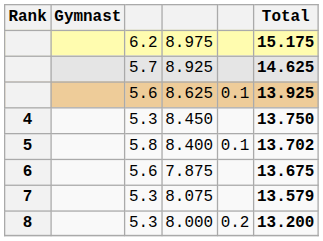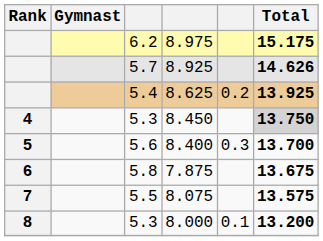(286, 69) 14.625 -> (286, 69) 14.626
(143, 95) 5.6 -> (143, 95) 5.4
(235, 95) 0.1 -> (235, 95) 0.2
(286, 121) no background -> (286, 121) lightgrey background
(143, 146) 5.8 -> (143, 146) 5.6
(235, 146) 0.1 -> (235, 146) 0.3
(286, 146) 13.702 -> (286, 146) 13.700
(143, 172) 5.6 -> (143, 172) 5.8
(143, 198) 5.3 -> (143, 198) 5.5
(286, 198) 13.579 -> (286, 198) 13.575
(235, 224) 0.2 -> (235, 224) 0.1
